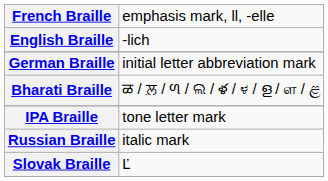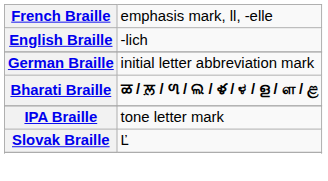(221, 89) normal -> (220, 89) bold
- row: (62, 140)
